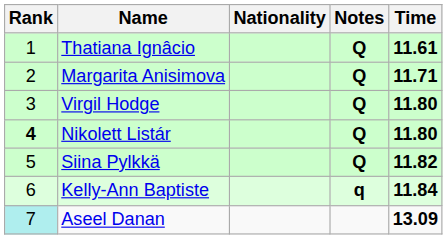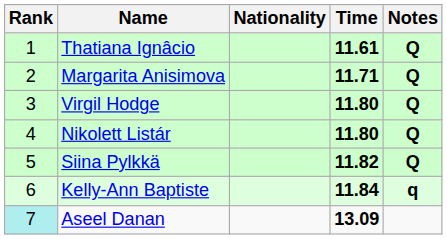columns swapped: (415, 18) <-> (359, 18)
(31, 133) bold -> (31, 133) normal
